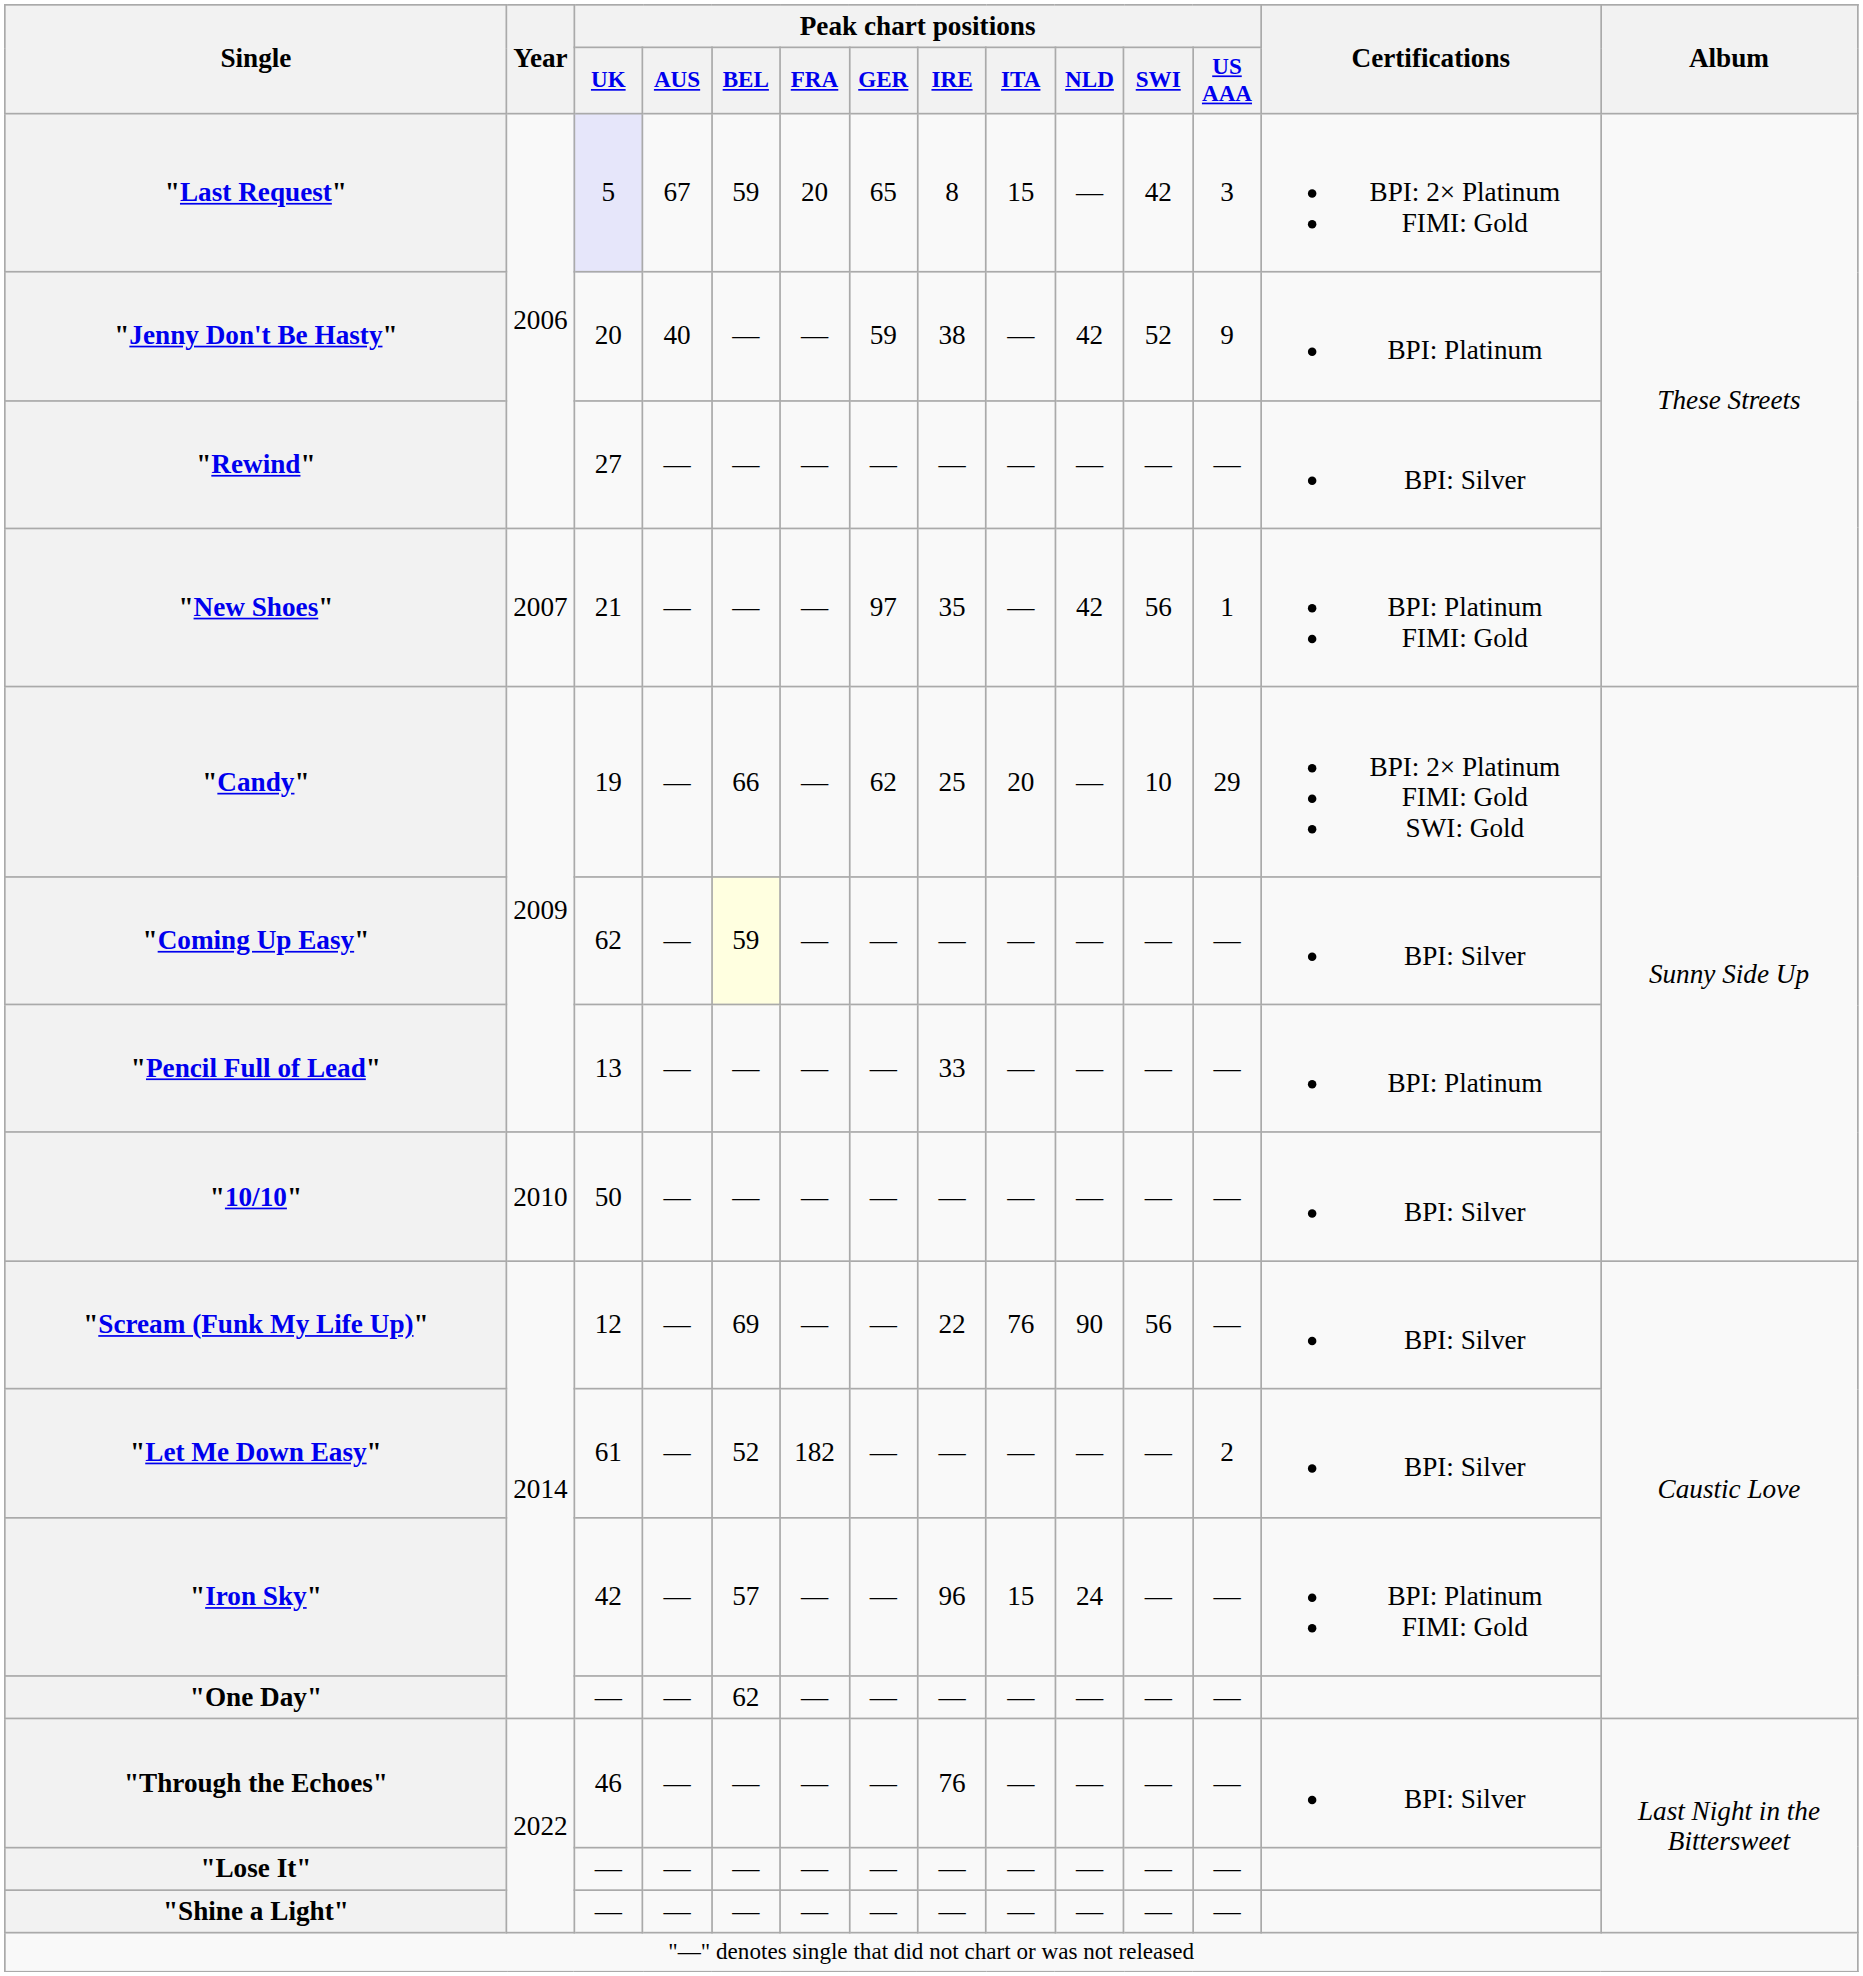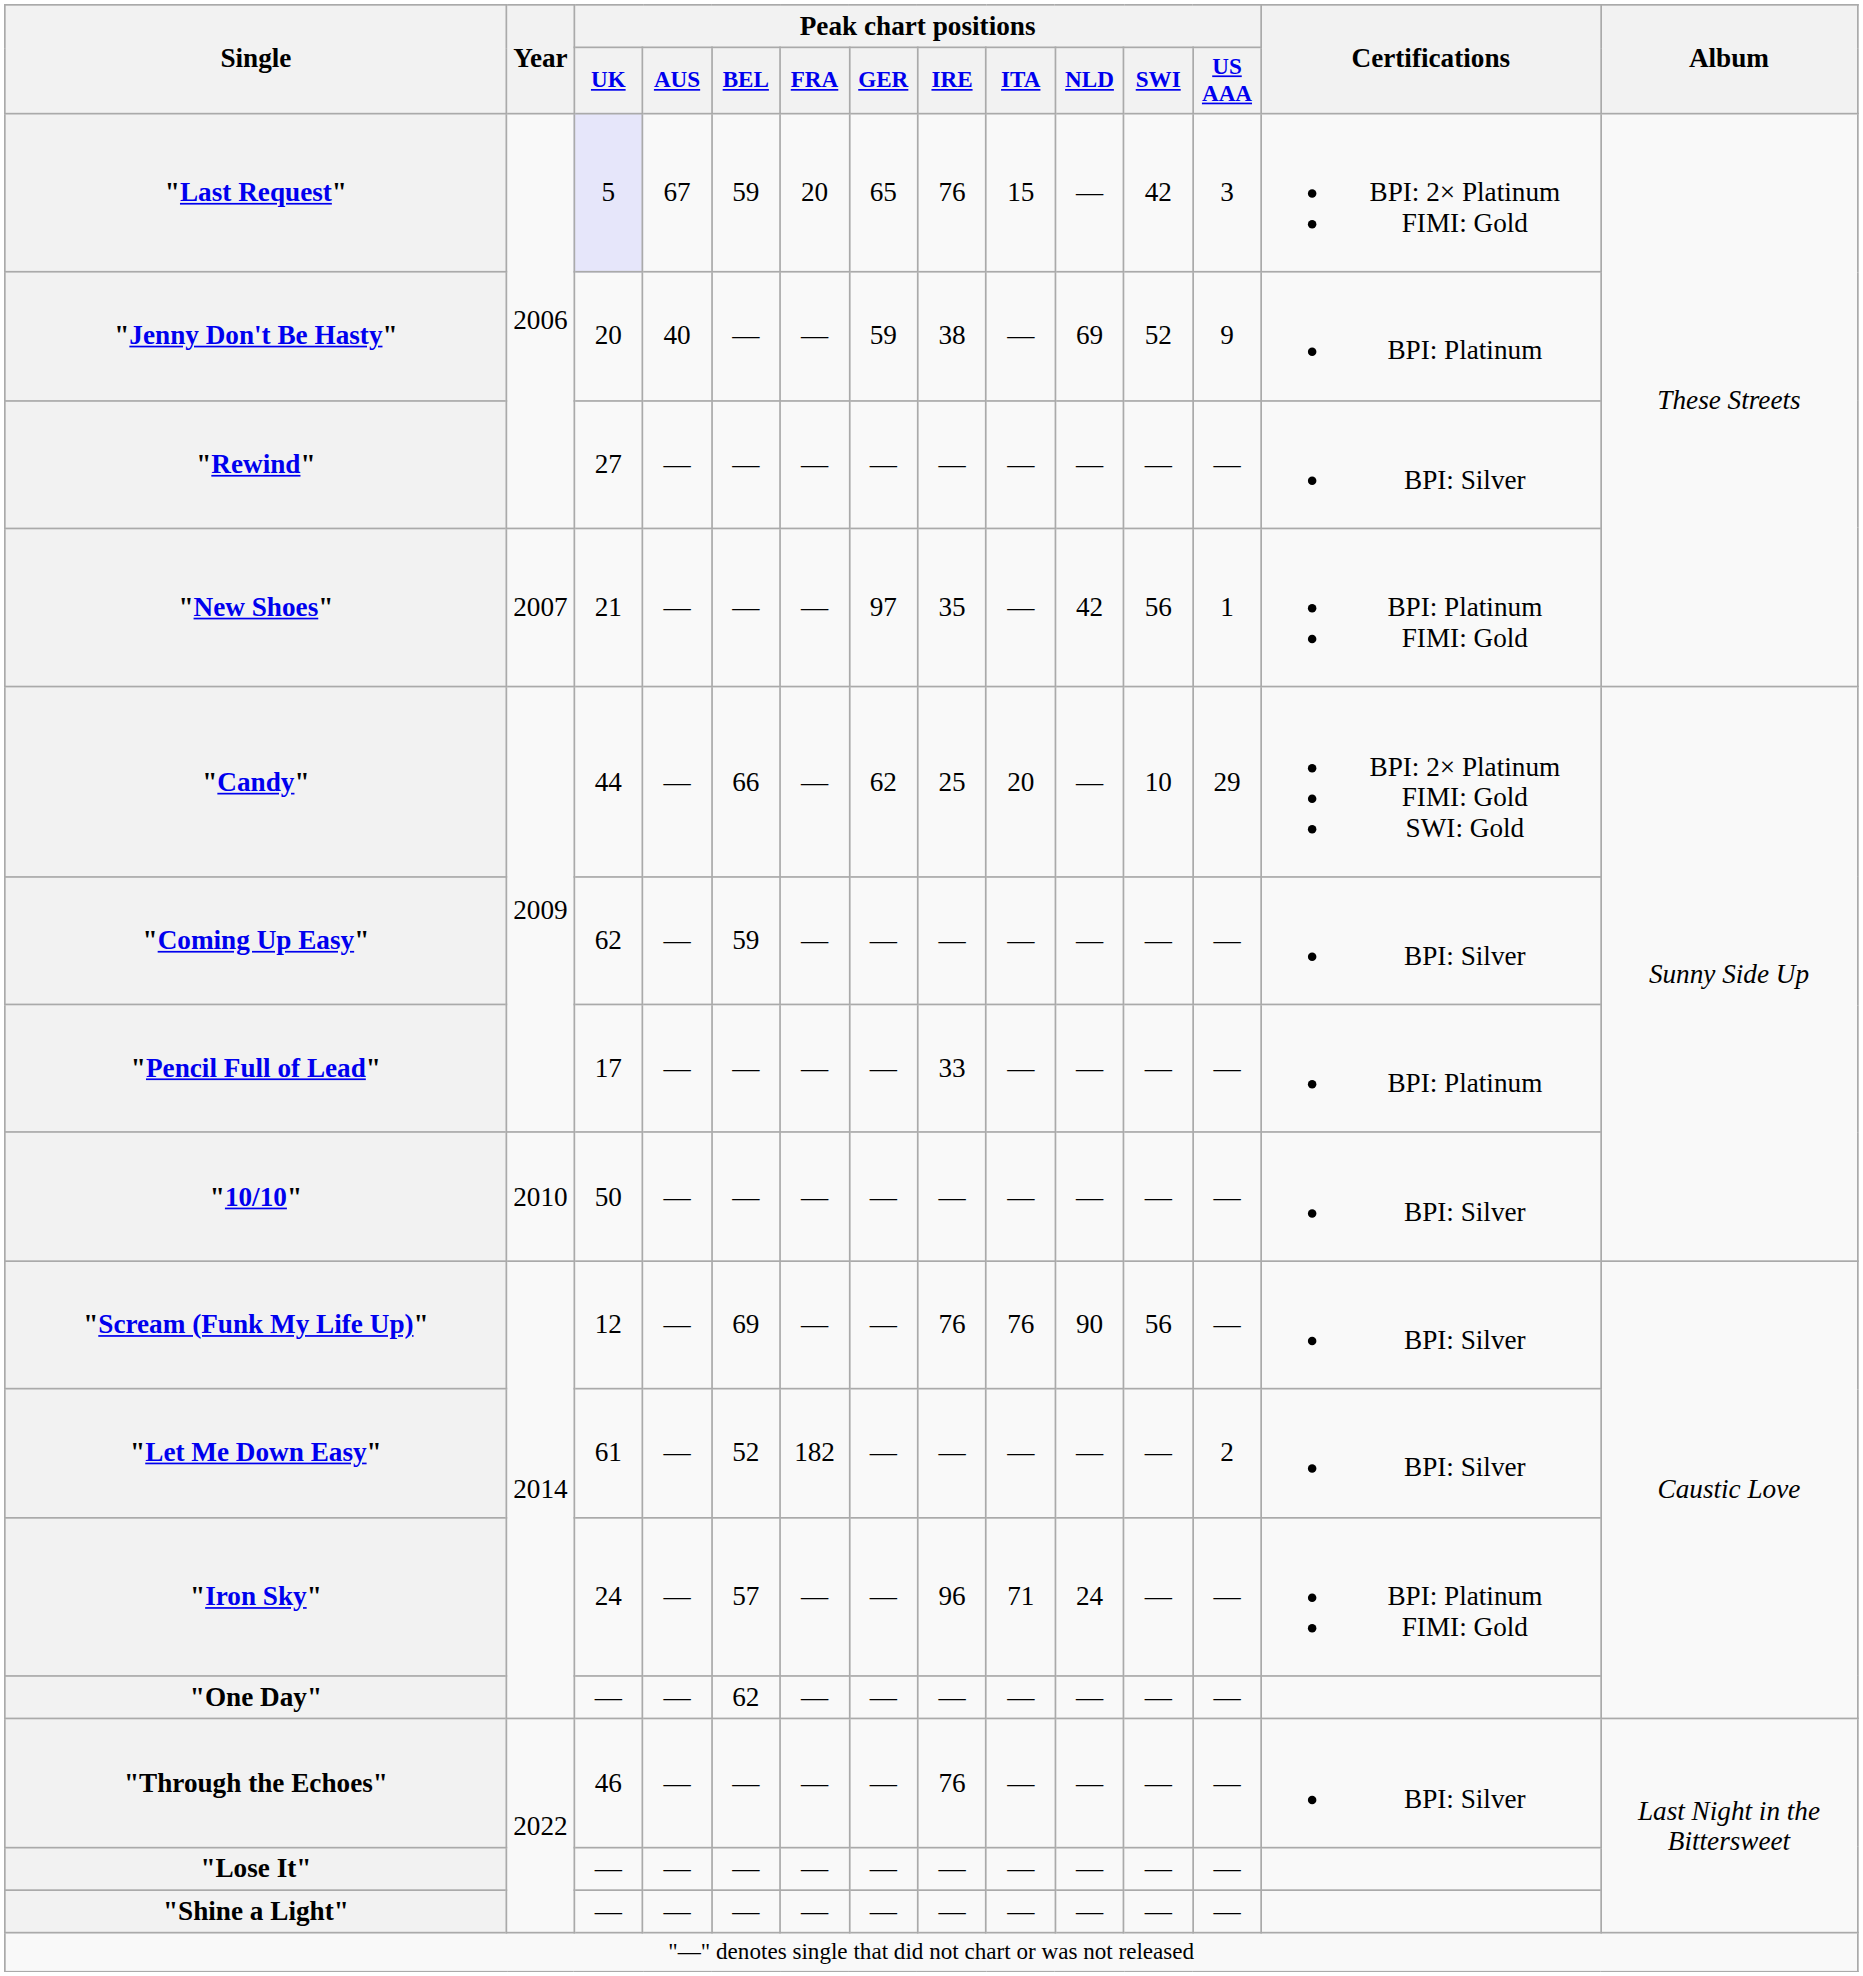(952, 192) 8 -> (952, 192) 76
(1090, 335) 42 -> (1090, 335) 69
(608, 781) 19 -> (608, 781) 44
(746, 940) lightyellow background -> (746, 940) no background
(608, 1068) 13 -> (608, 1068) 17
(952, 1324) 22 -> (952, 1324) 76
(608, 1596) 42 -> (608, 1596) 24
(1021, 1596) 15 -> (1021, 1596) 71
